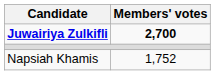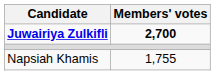(161, 59) 1,752 -> (161, 59) 1,755
